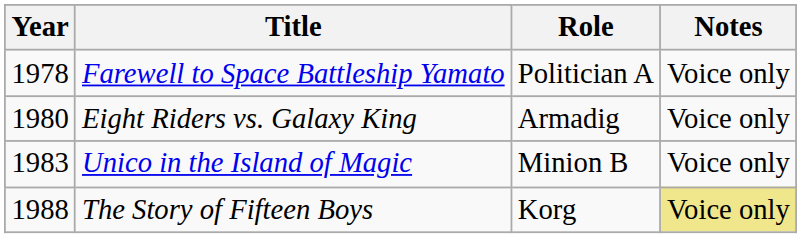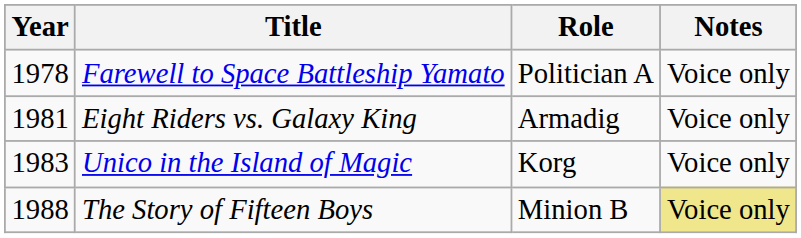(40, 118) 1980 -> (40, 118) 1981
(573, 163) Minion B -> (547, 163) Korg
(547, 208) Korg -> (573, 208) Minion B
